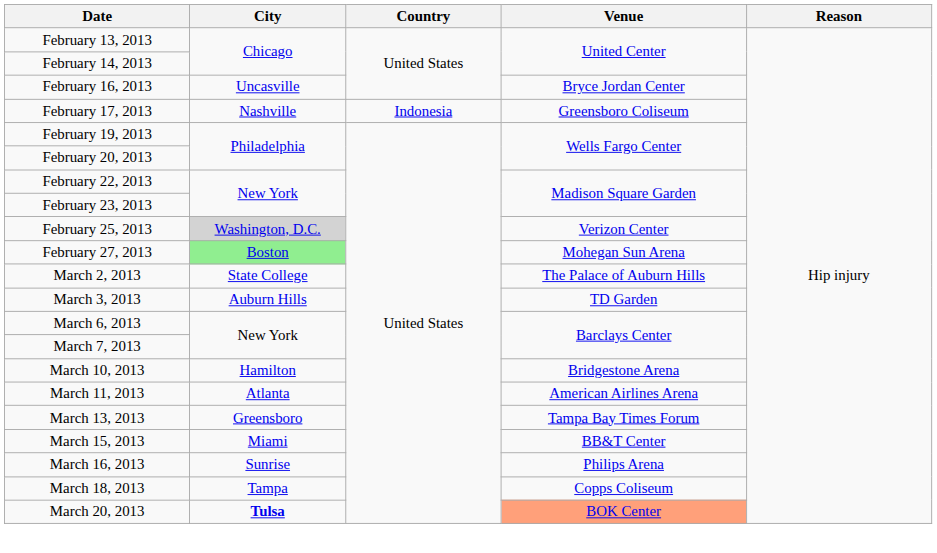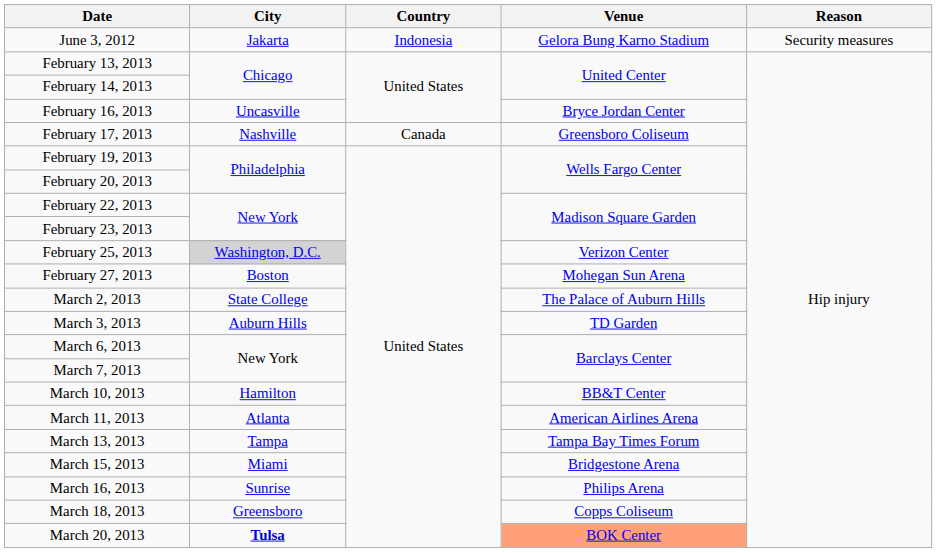+ row: (97, 39)
(423, 110) Indonesia -> (423, 134) Canada
(268, 252) lightgreen background -> (268, 275) no background
(624, 370) Bridgestone Arena -> (624, 393) BB&T Center
(268, 417) Greensboro -> (268, 441) Tampa
(624, 441) BB&T Center -> (624, 464) Bridgestone Arena
(268, 488) Tampa -> (268, 511) Greensboro
